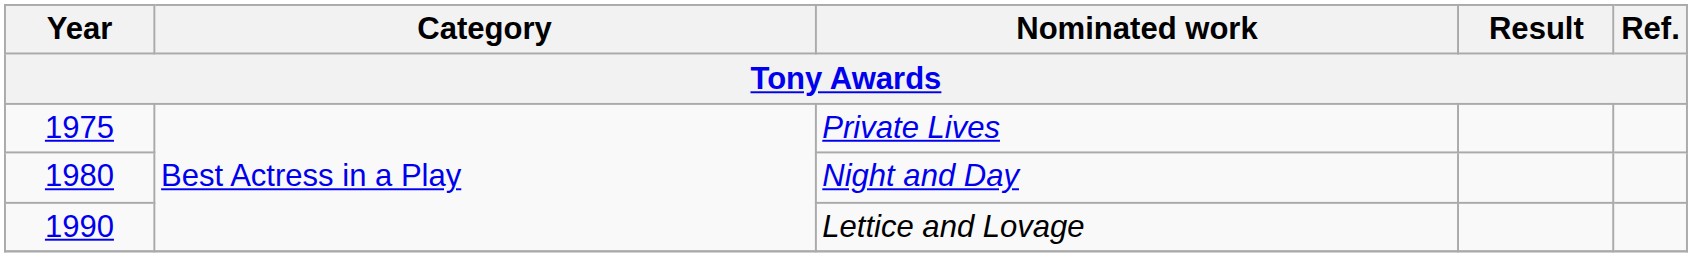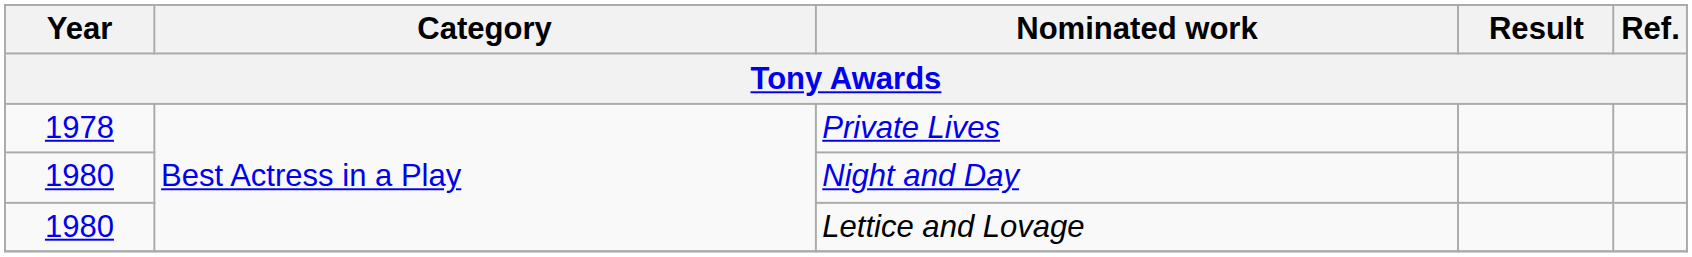(79, 127) 1975 -> (79, 127) 1978
(79, 226) 1990 -> (79, 226) 1980
